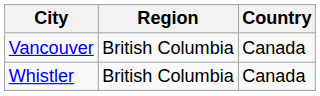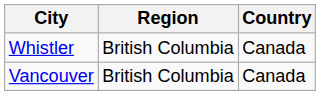rows swapped: (41, 76) <-> (51, 47)
